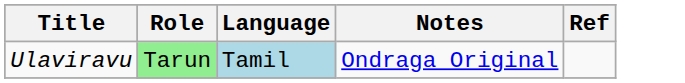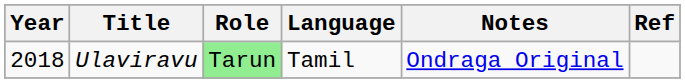+ column: (37, 23)
(256, 60) lightblue background -> (321, 60) no background
